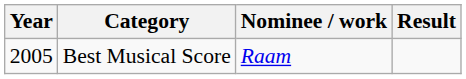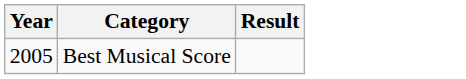- column: (314, 21)
